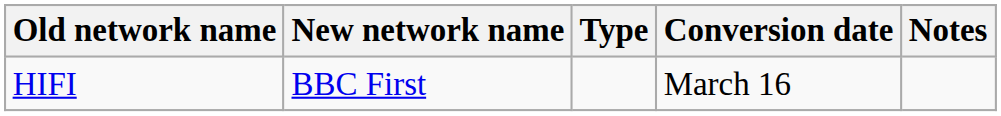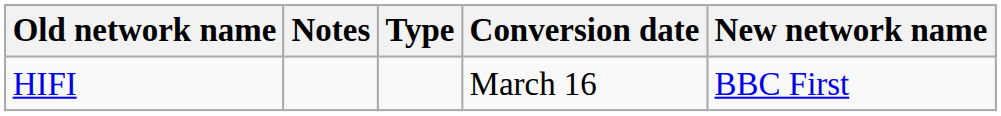columns swapped: (428, 30) <-> (948, 30)
